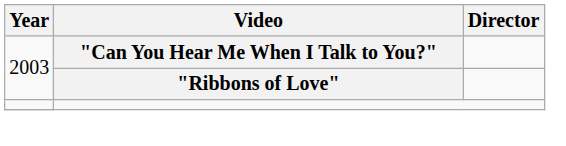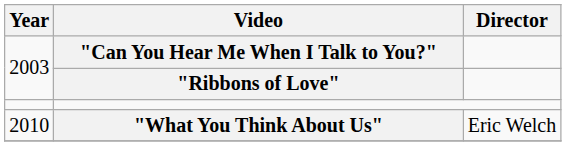+ row: (29, 124)
